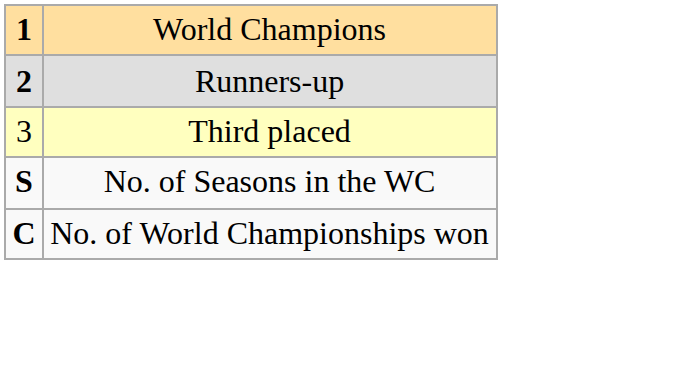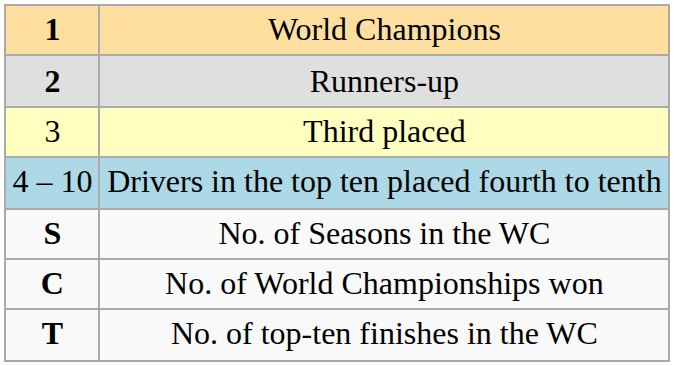+ row: (384, 182)
+ row: (384, 334)
